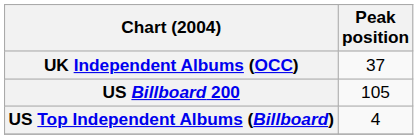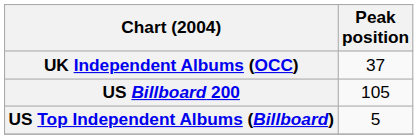(376, 119) 4 -> (376, 119) 5
